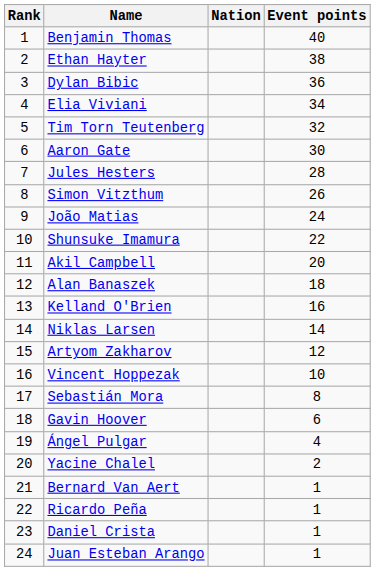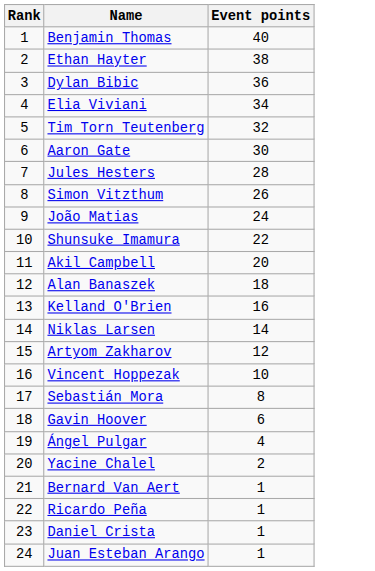- column: (236, 16)
